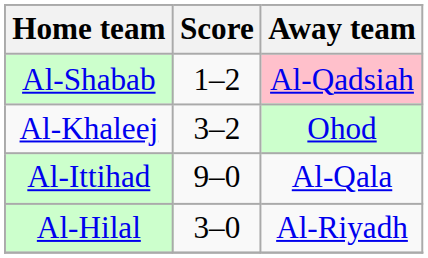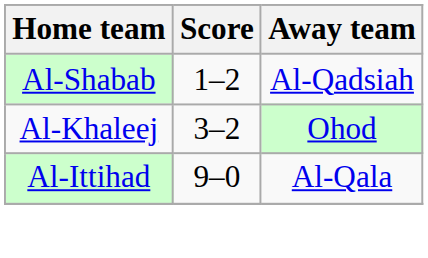(342, 78) pink background -> (342, 78) no background
- row: (89, 227)
